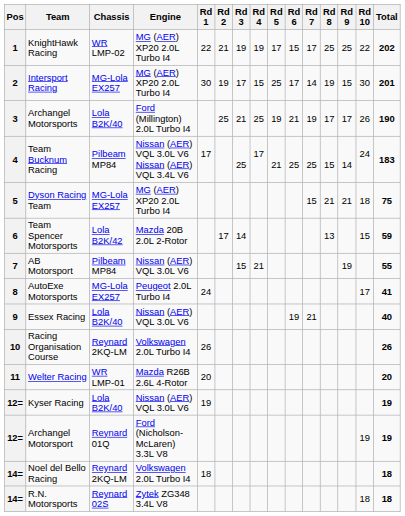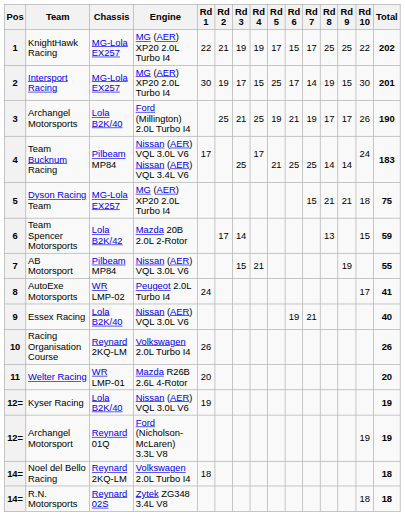(108, 48) WR LMP-02 -> (110, 48) MG-Lola EX257
(329, 165) 15 -> (329, 165) 14
(110, 292) MG-Lola EX257 -> (108, 292) WR LMP-02
